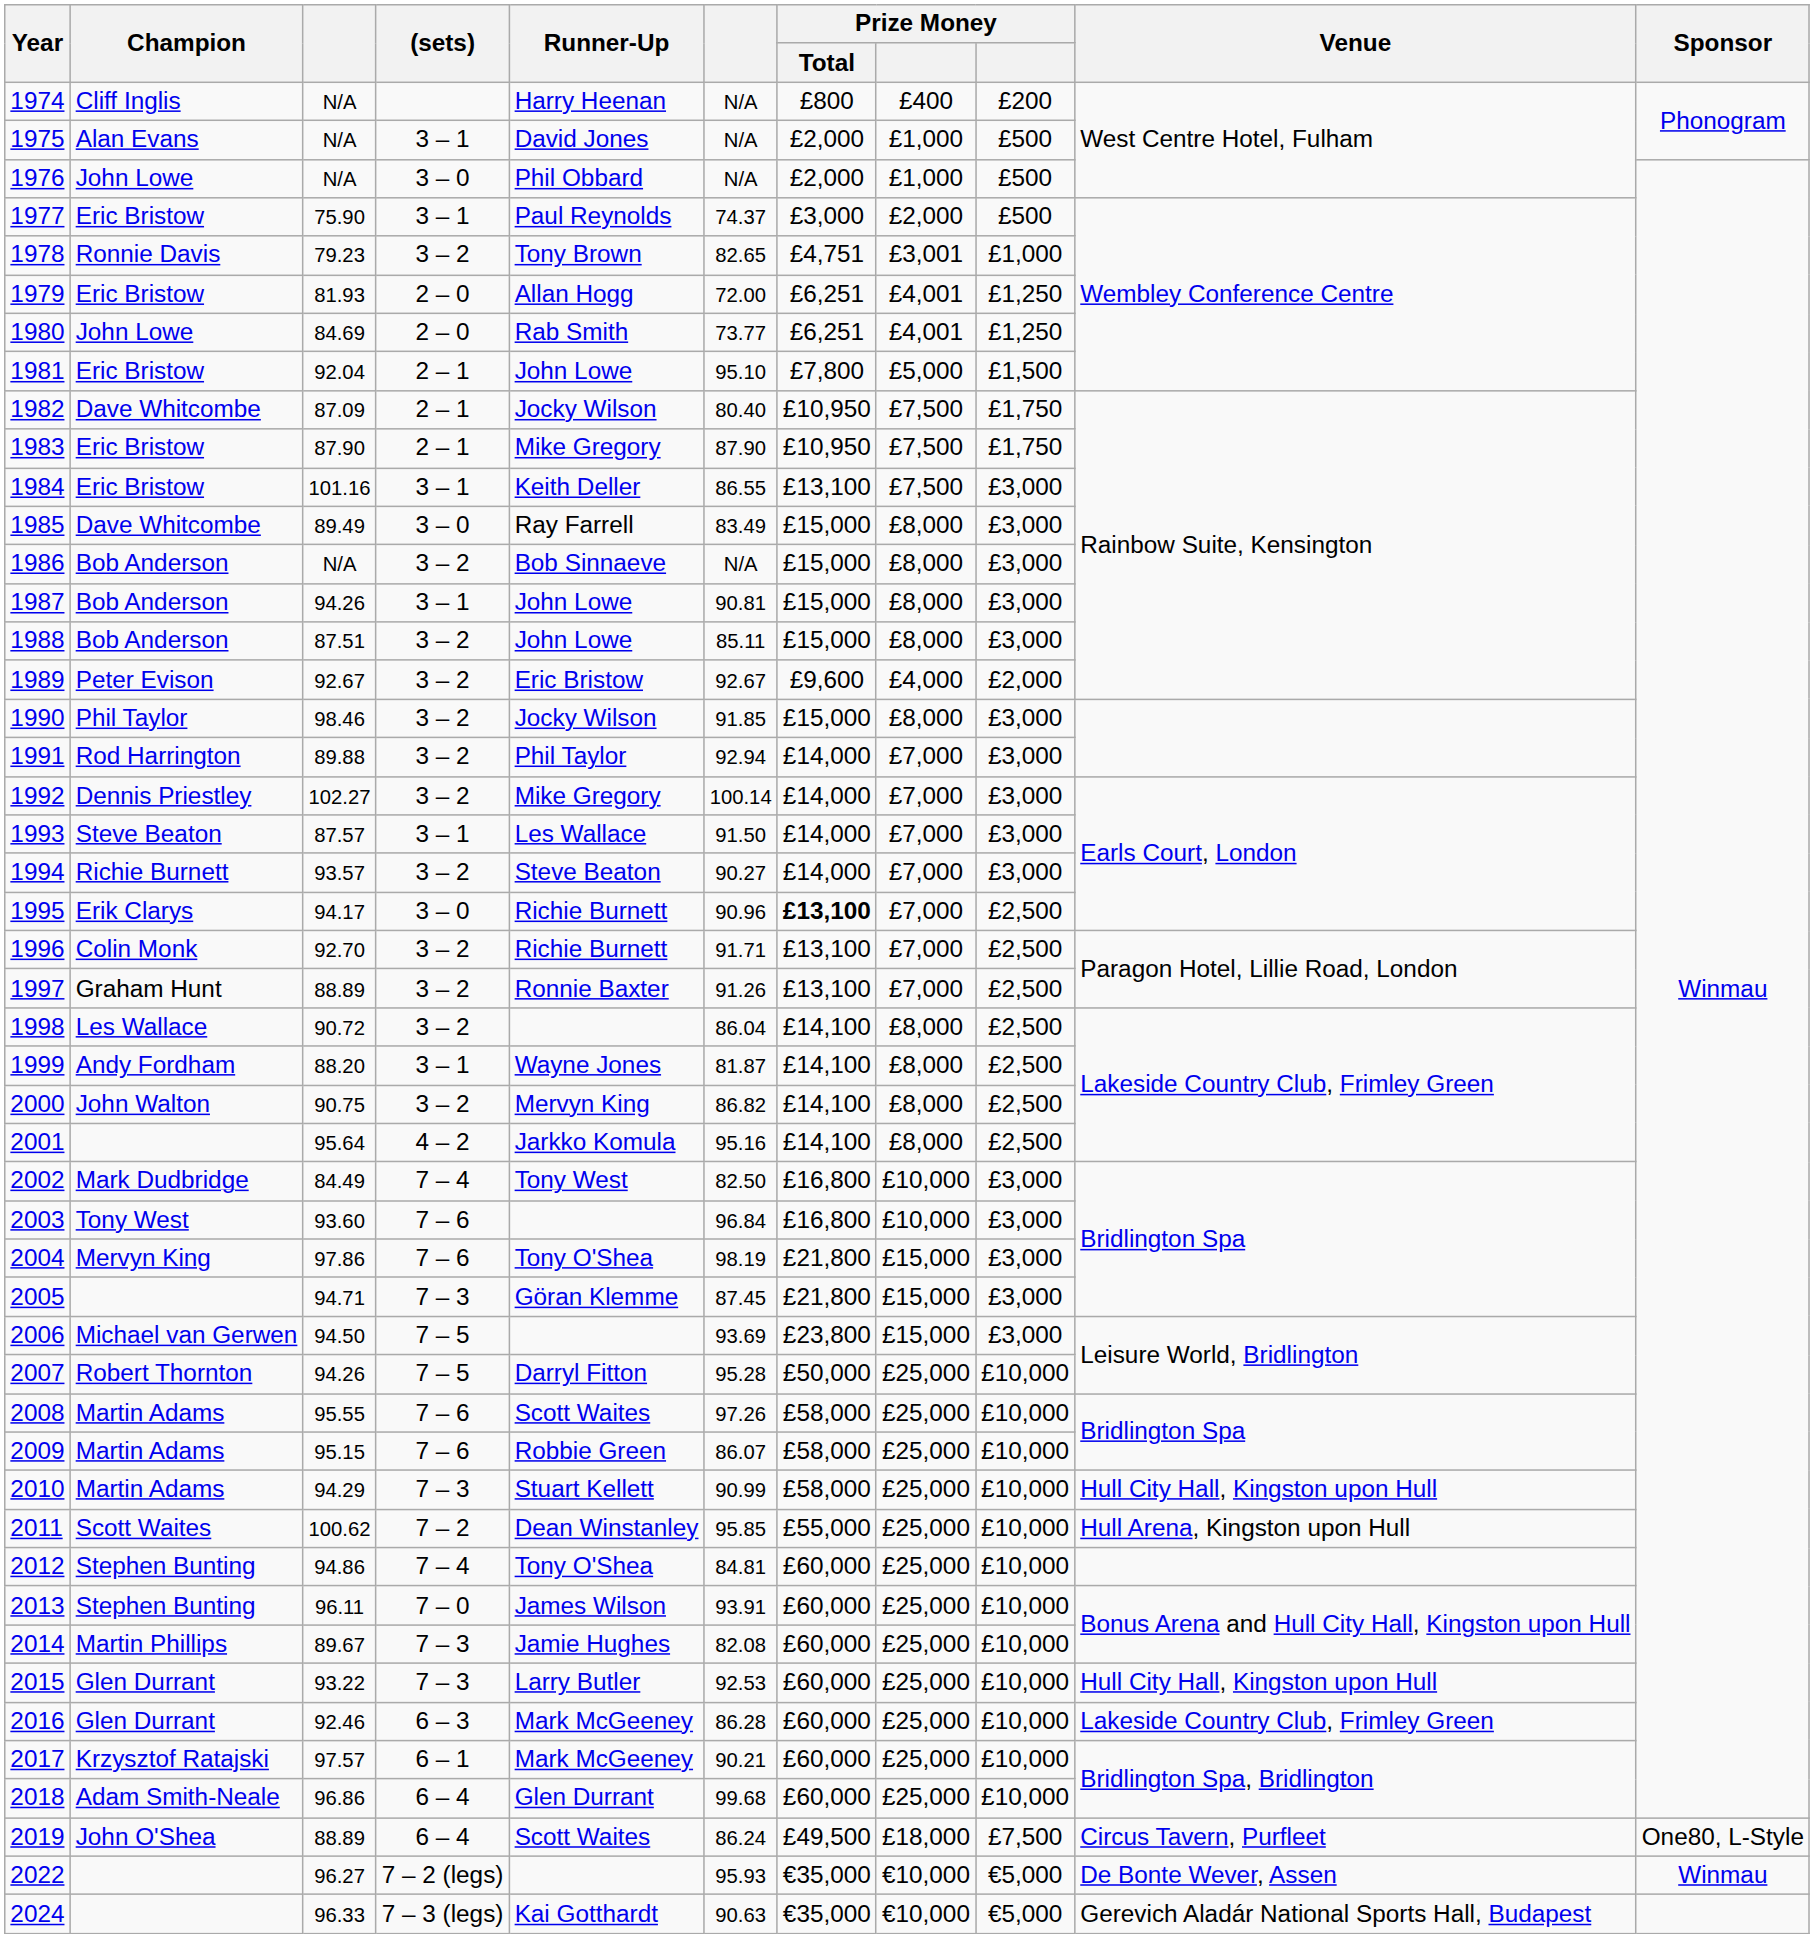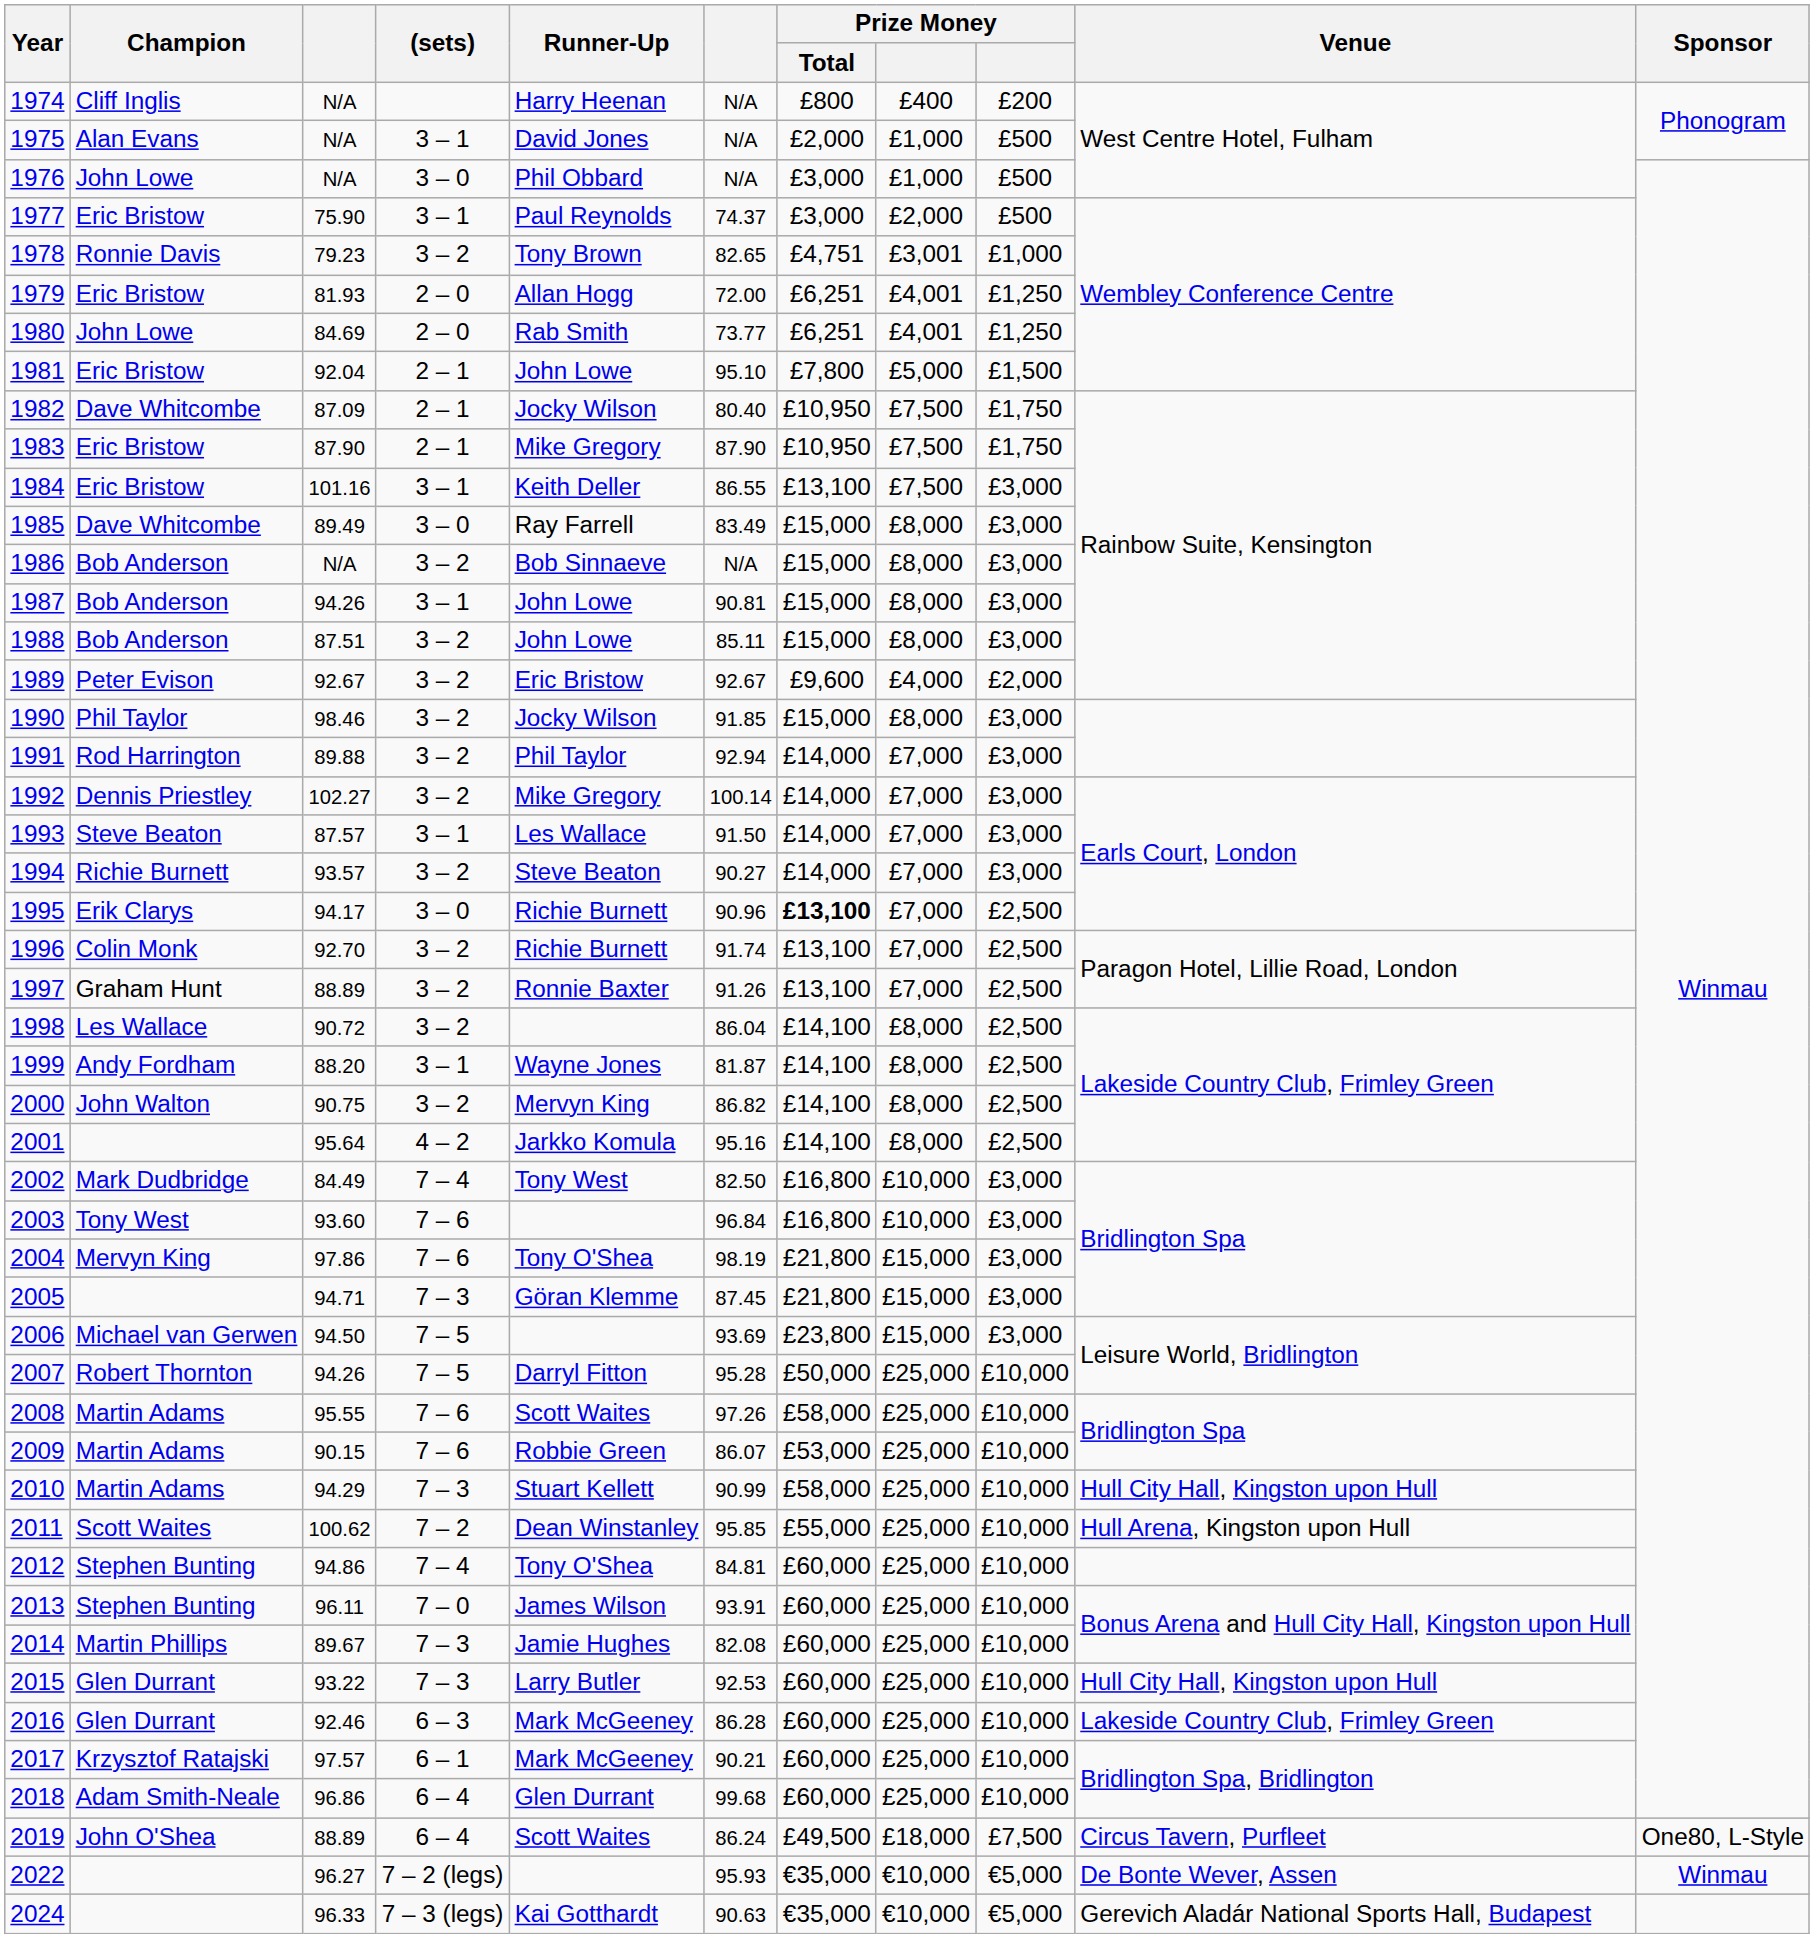(827, 178) £2,000 -> (827, 178) £3,000
(741, 950) 91.71 -> (741, 950) 91.74
(340, 1452) 95.15 -> (340, 1452) 90.15
(827, 1450) £58,000 -> (827, 1450) £53,000
